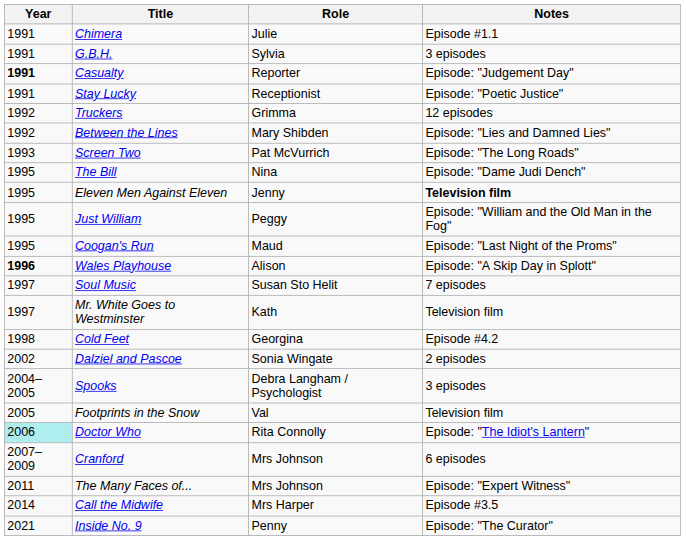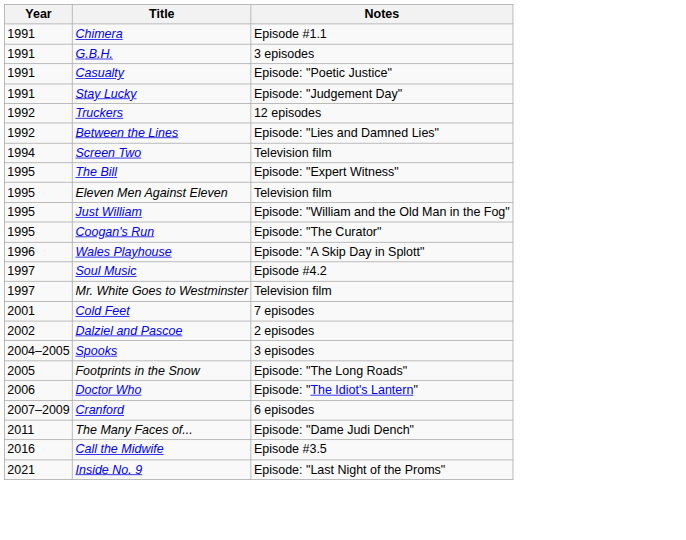- column: (336, 14)
(21, 73) bold -> (21, 73) normal
(500, 73) Episode: "Judgement Day" -> (323, 73) Episode: "Poetic Justice"
(494, 93) Episode: "Poetic Justice" -> (328, 93) Episode: "Judgement Day"
(21, 152) 1993 -> (21, 152) 1994
(502, 152) Episode: "The Long Roads" -> (293, 152) Television film
(505, 172) Episode: "Dame Judi Dench" -> (326, 172) Episode: "Expert Witness"
(468, 192) bold -> (293, 192) normal
(521, 246) Episode: "Last Night of the Proms" -> (318, 232) Episode: "The Curator"
(21, 265) bold -> (21, 251) normal
(456, 285) 7 episodes -> (290, 271) Episode #4.2
(21, 339) 1998 -> (21, 311) 2001
(462, 339) Episode #4.2 -> (284, 311) 7 episodes
(464, 412) Television film -> (331, 370) Episode: "The Long Roads"
(21, 432) paleturquoise background -> (21, 390) no background
(498, 486) Episode: "Expert Witness" -> (334, 430) Episode: "Dame Judi Dench"
(21, 505) 2014 -> (21, 449) 2016
(489, 525) Episode: "The Curator" -> (350, 469) Episode: "Last Night of the Proms"
